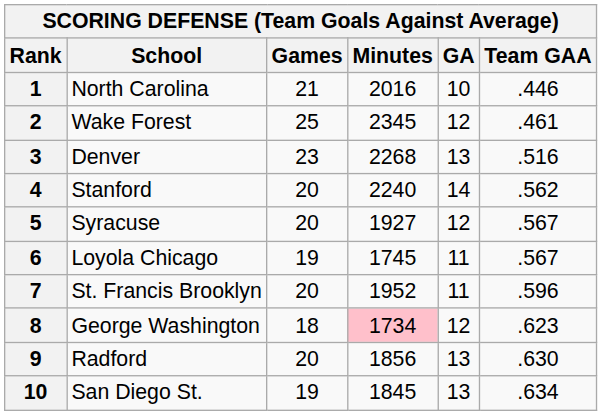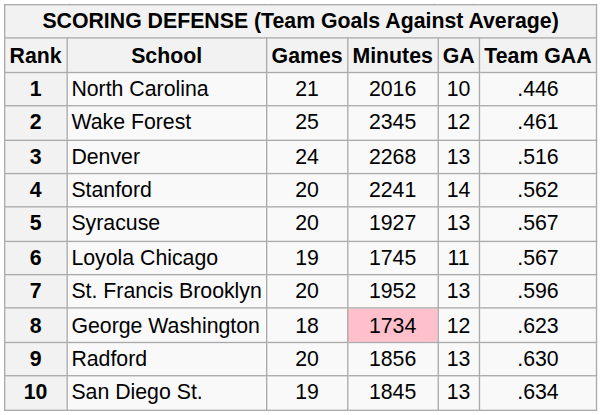(307, 156) 23 -> (307, 156) 24
(393, 190) 2240 -> (393, 190) 2241
(459, 223) 12 -> (459, 223) 13
(459, 291) 11 -> (459, 291) 13
